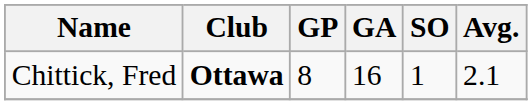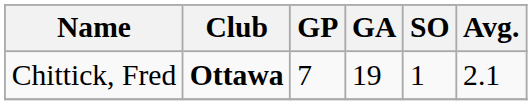(305, 74) 8 -> (305, 74) 7
(367, 74) 16 -> (367, 74) 19
